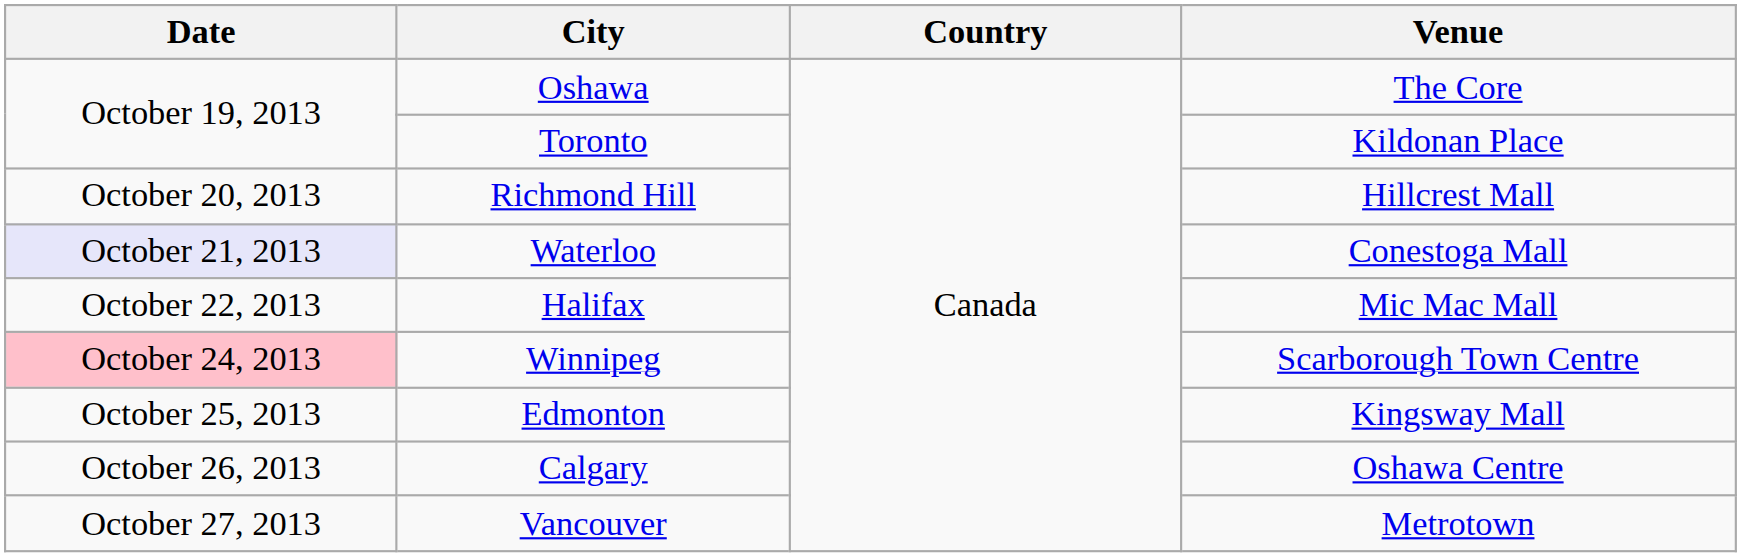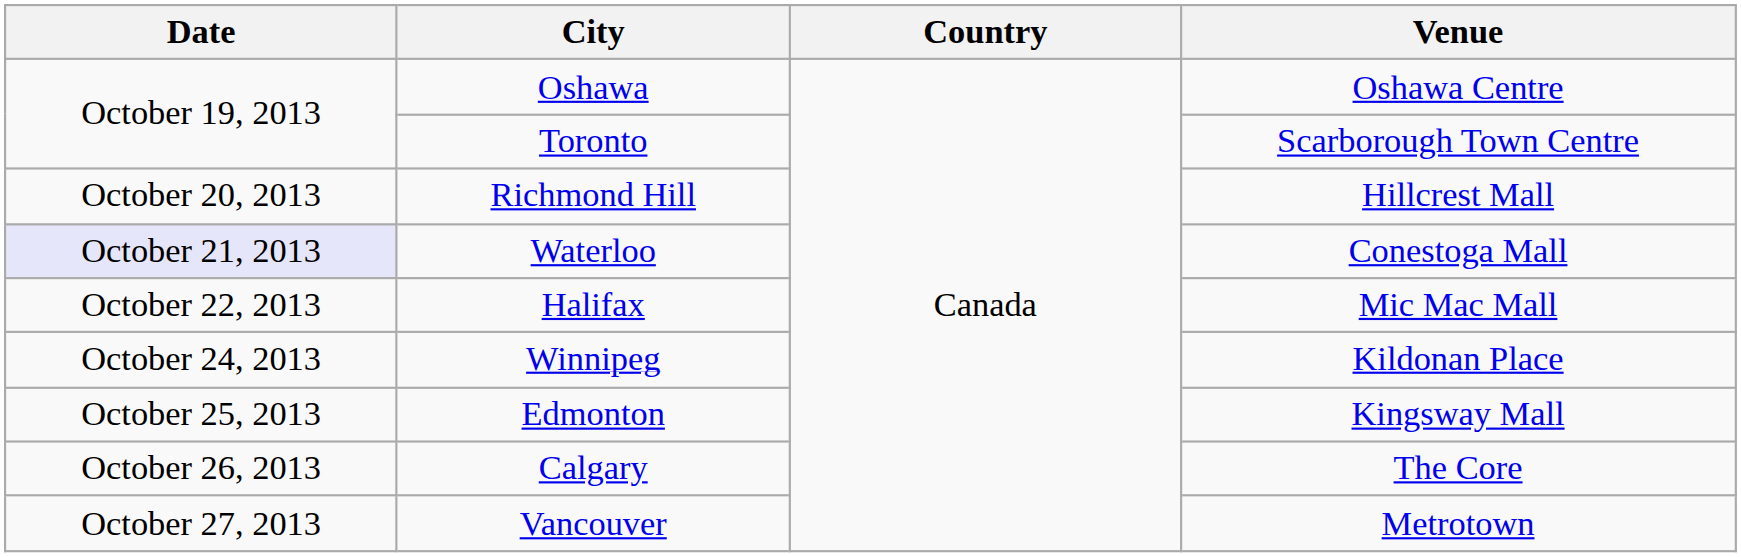(1458, 86) The Core -> (1458, 86) Oshawa Centre
(1458, 140) Kildonan Place -> (1458, 140) Scarborough Town Centre
(201, 359) pink background -> (201, 359) no background
(1458, 359) Scarborough Town Centre -> (1458, 359) Kildonan Place
(1458, 468) Oshawa Centre -> (1458, 468) The Core
